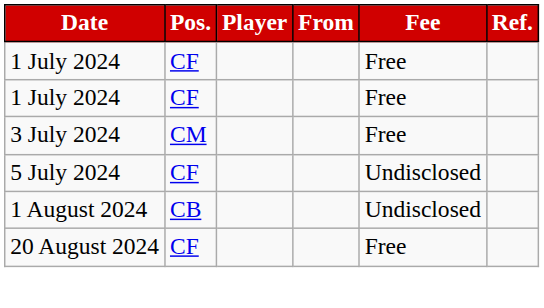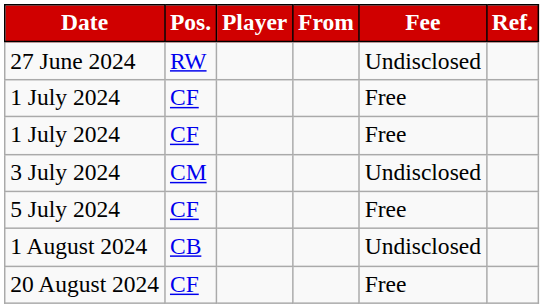+ row: (73, 60)
(386, 135) Free -> (423, 172) Undisclosed
(423, 172) Undisclosed -> (386, 209) Free
